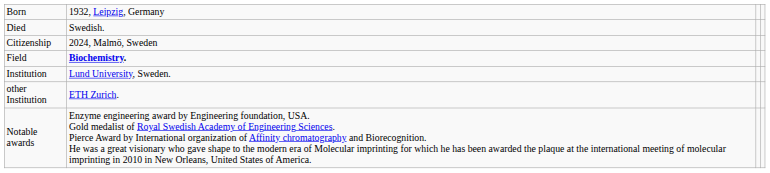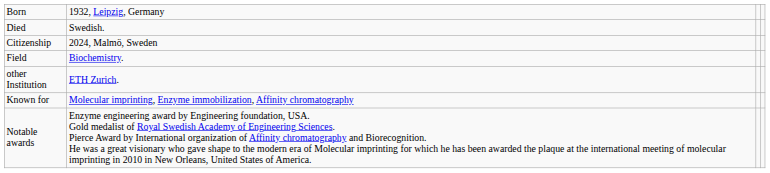(98, 58) bold -> (96, 58) normal
- row: (27, 74)
+ row: (28, 100)
